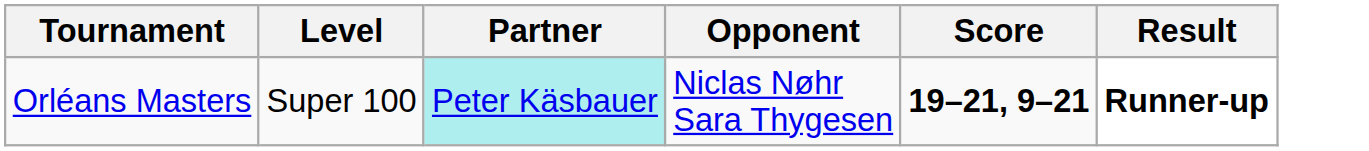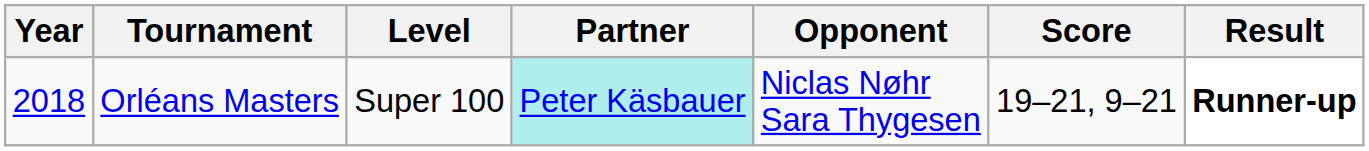+ column: (49, 31)
(999, 101) bold -> (1087, 101) normal
